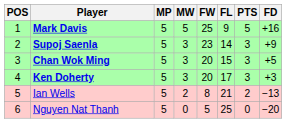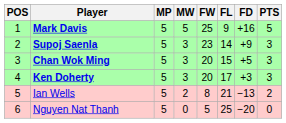columns swapped: (271, 12) <-> (247, 12)
